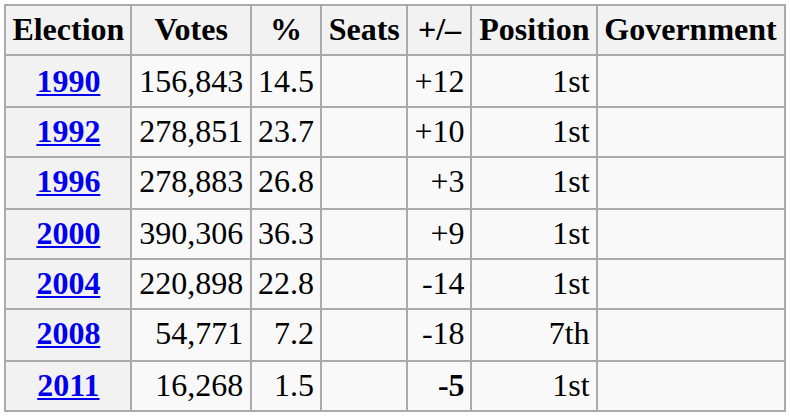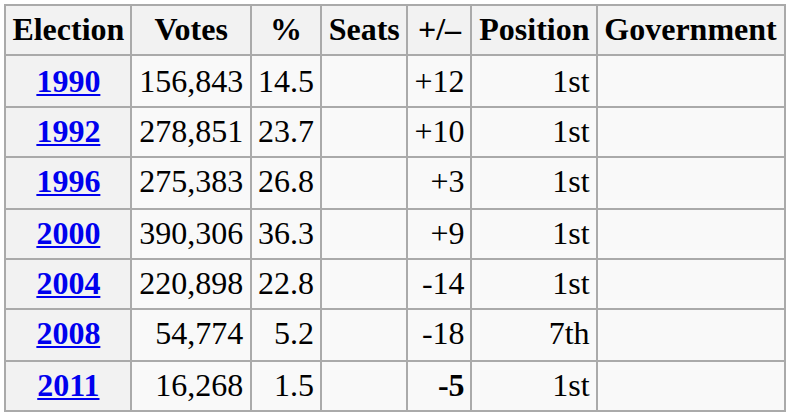(191, 182) 278,883 -> (191, 182) 275,383
(199, 334) 54,771 -> (199, 334) 54,774
(294, 334) 7.2 -> (294, 334) 5.2
